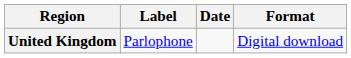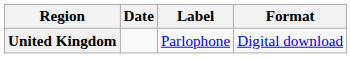columns swapped: (215, 16) <-> (158, 16)
